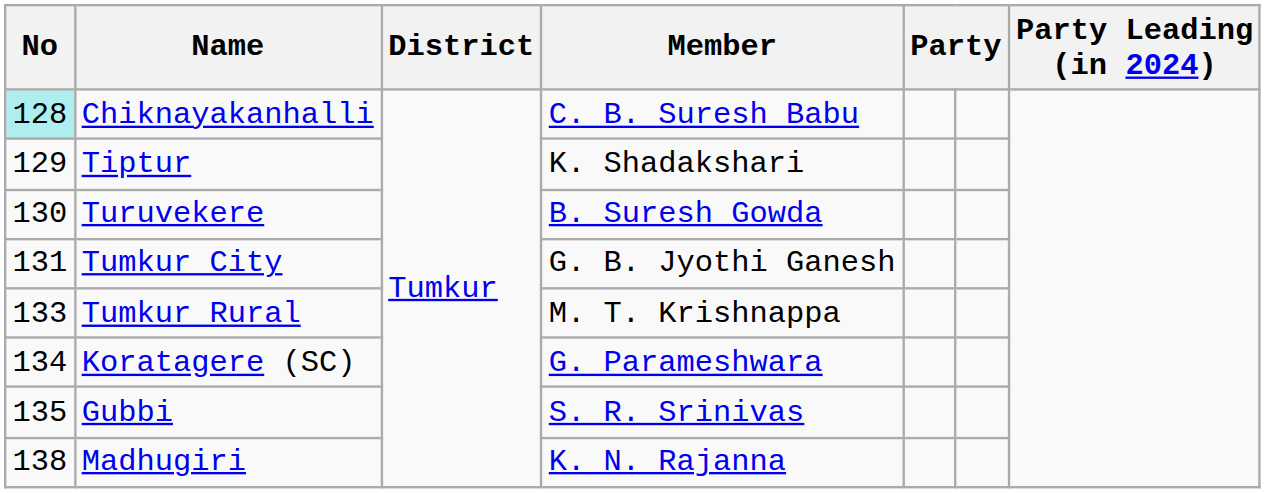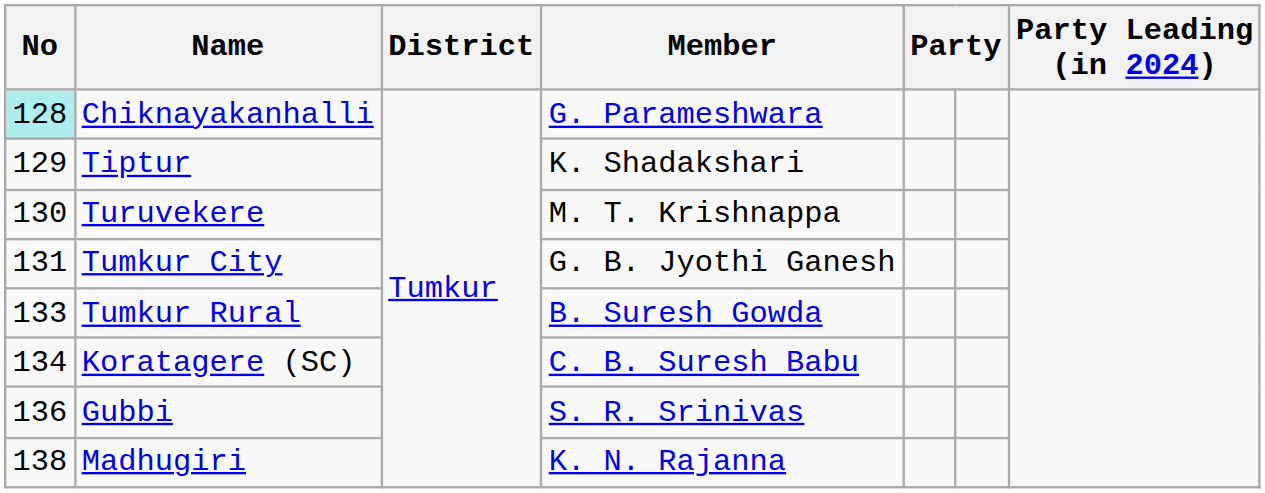(704, 115) C. B. Suresh Babu -> (686, 115) G. Parameshwara
(686, 214) B. Suresh Gowda -> (695, 214) M. T. Krishnappa
(695, 313) M. T. Krishnappa -> (686, 313) B. Suresh Gowda
(686, 363) G. Parameshwara -> (704, 363) C. B. Suresh Babu
(40, 412) 135 -> (40, 412) 136
